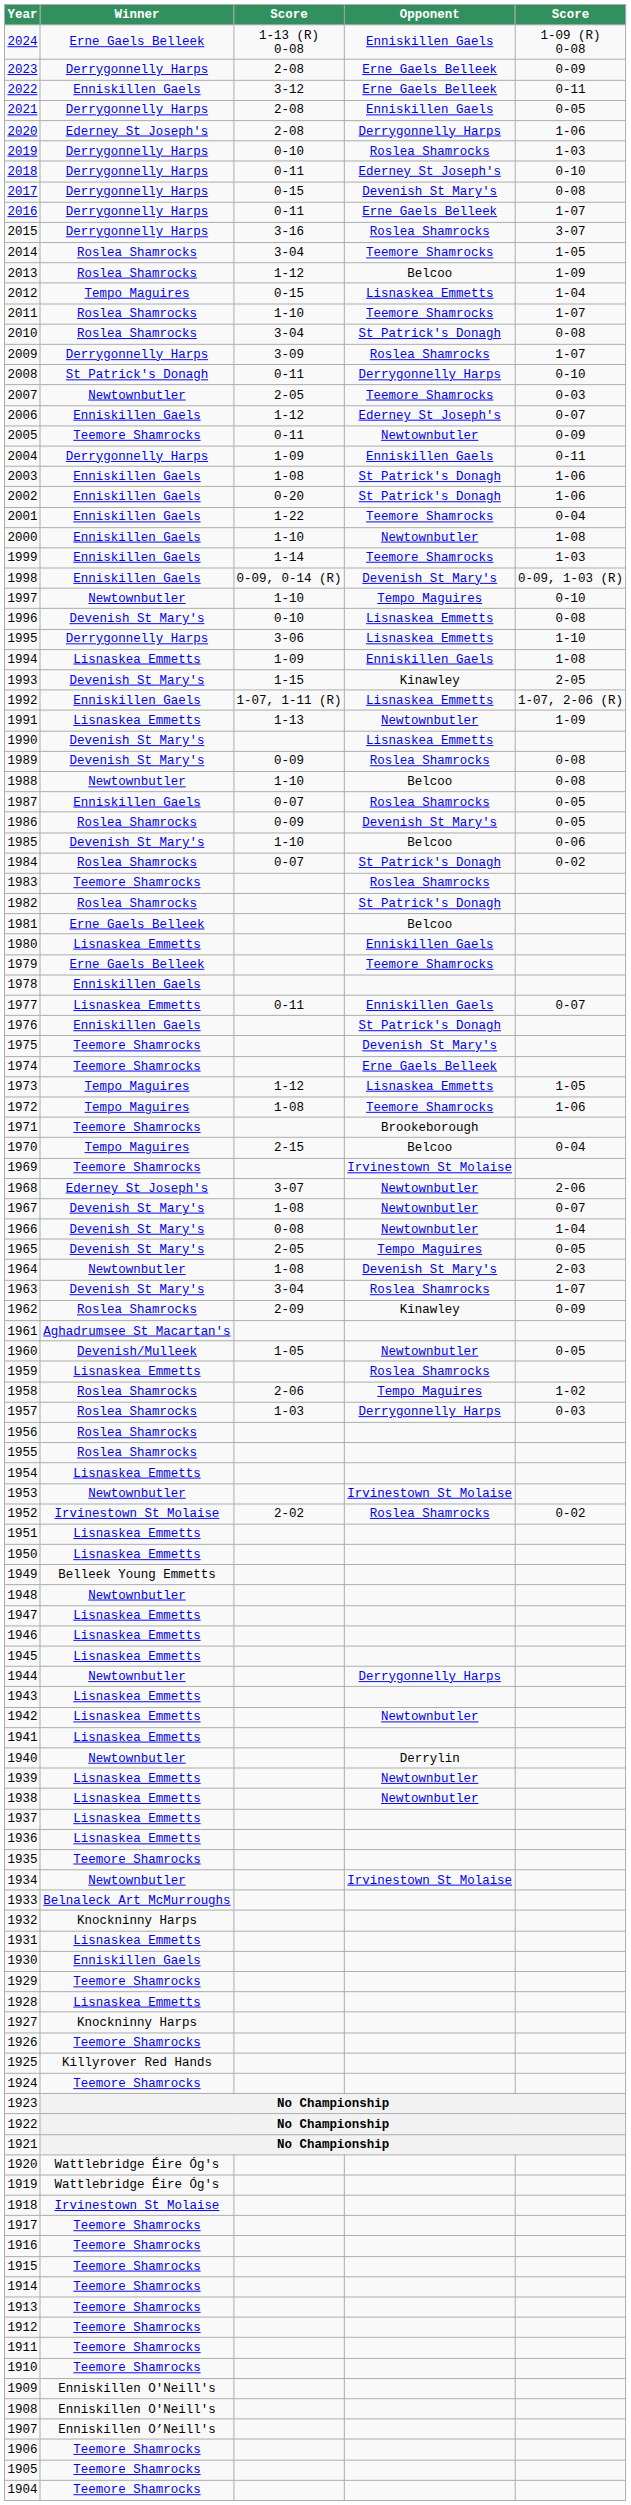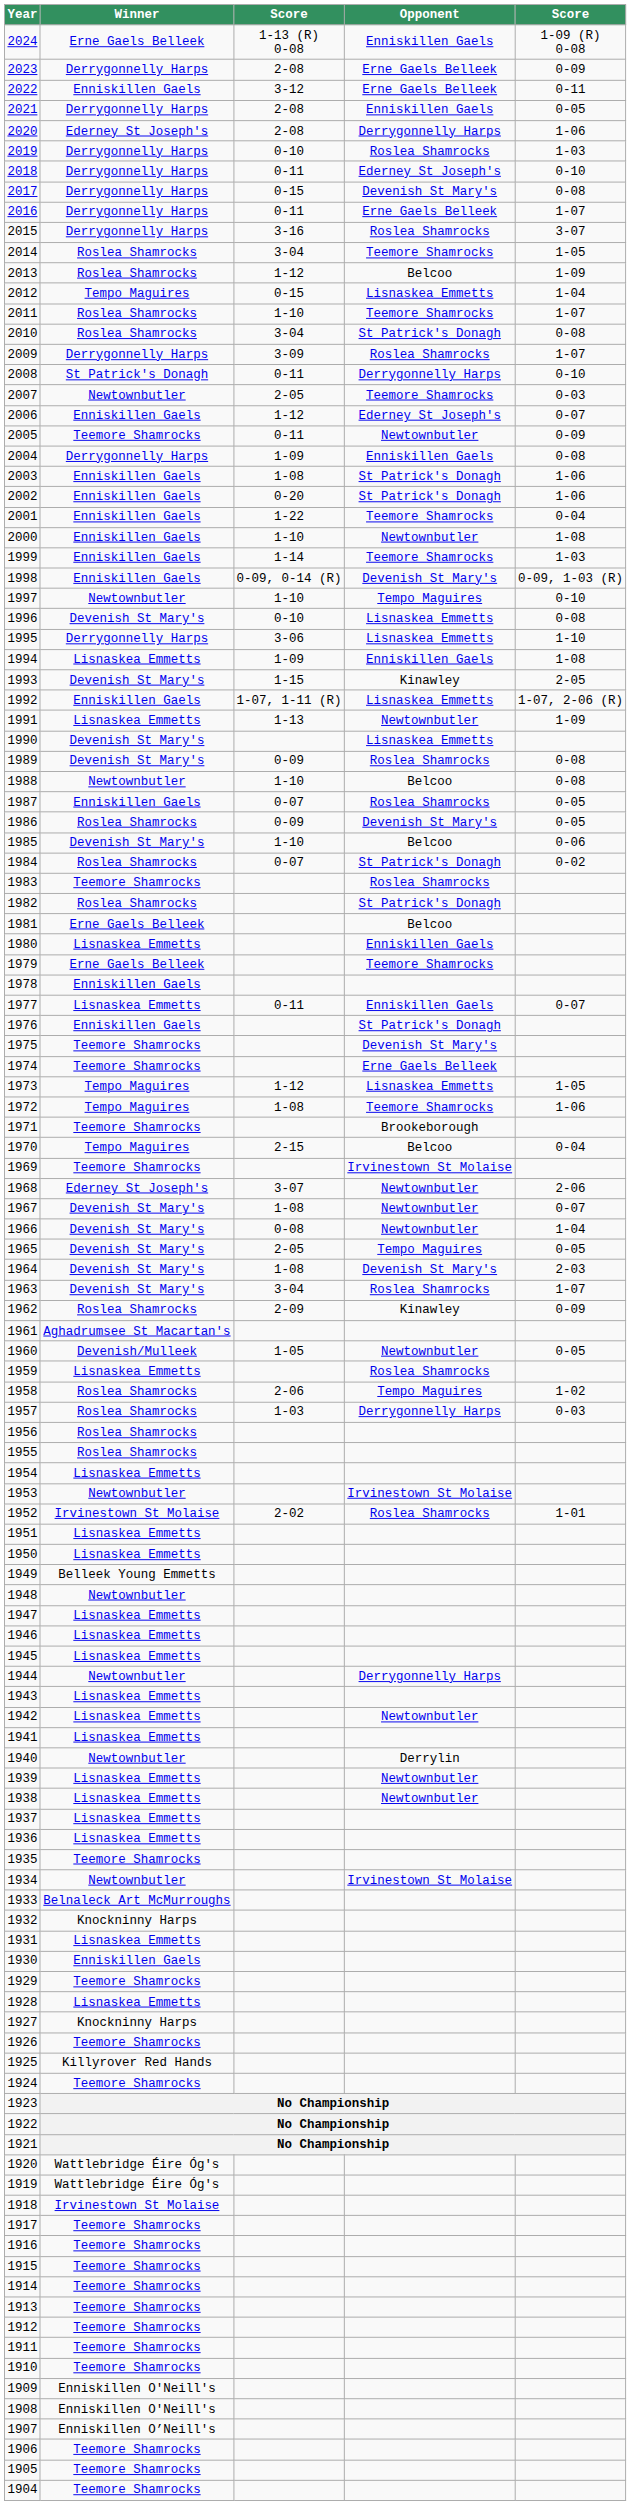(570, 456) 0-11 -> (570, 456) 0-08
(137, 1270) Newtownbutler -> (137, 1270) Devenish St Mary's
(570, 1514) 0-02 -> (570, 1514) 1-01
